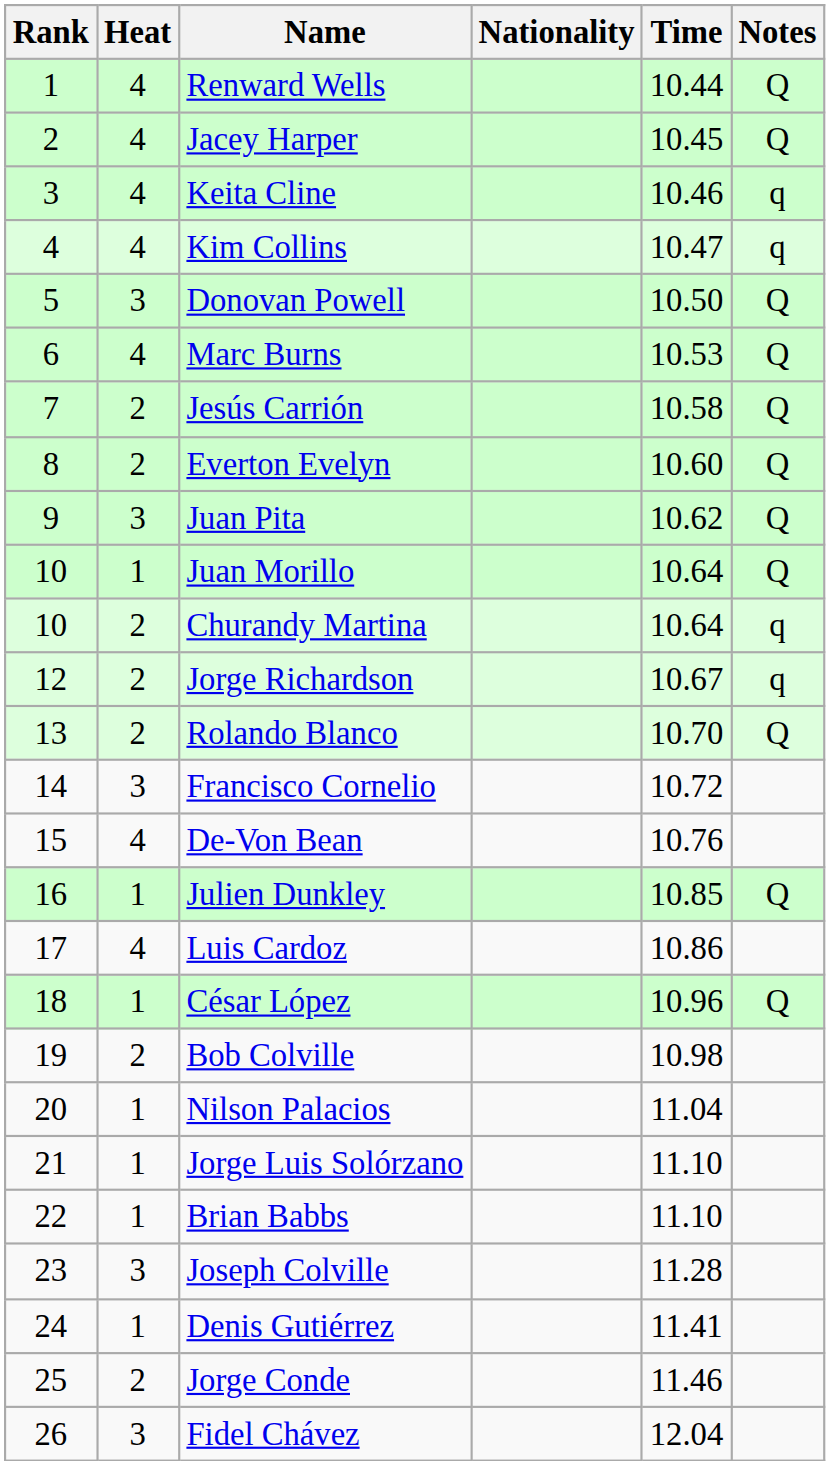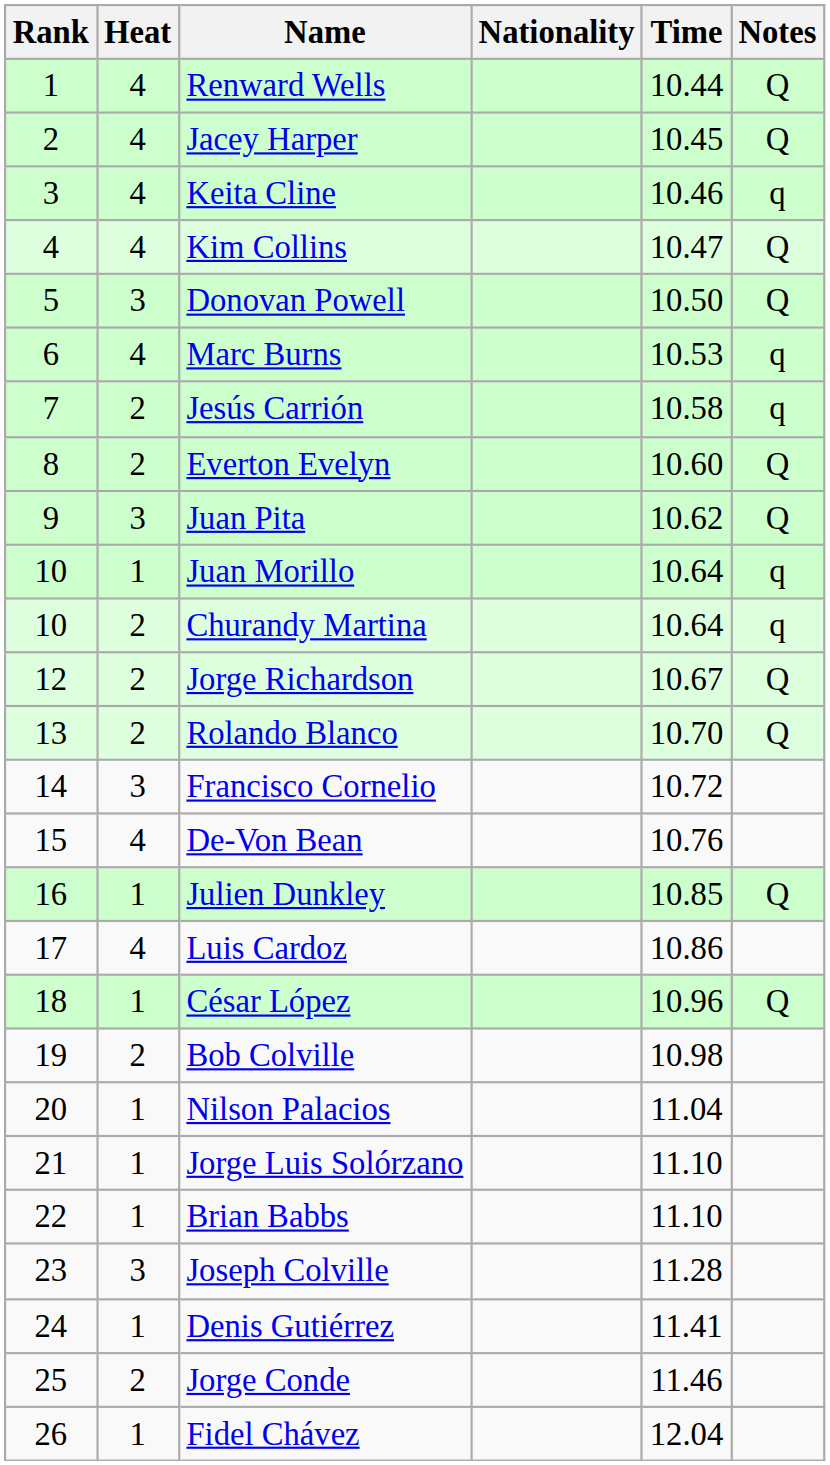(777, 247) q -> (777, 247) Q
(777, 354) Q -> (777, 354) q
(777, 408) Q -> (777, 408) q
(777, 570) Q -> (777, 570) q
(777, 678) q -> (777, 678) Q
(138, 1432) 3 -> (138, 1432) 1
